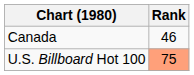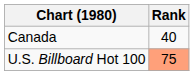(169, 37) 46 -> (169, 37) 40
